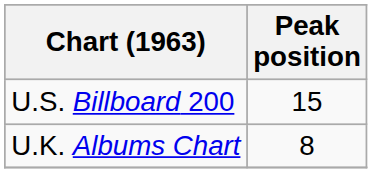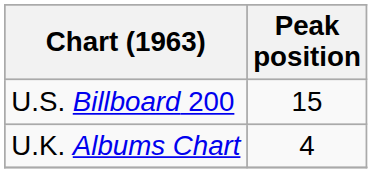(307, 145) 8 -> (307, 145) 4
